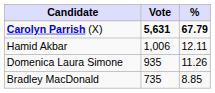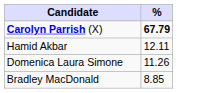- column: (160, 12)
